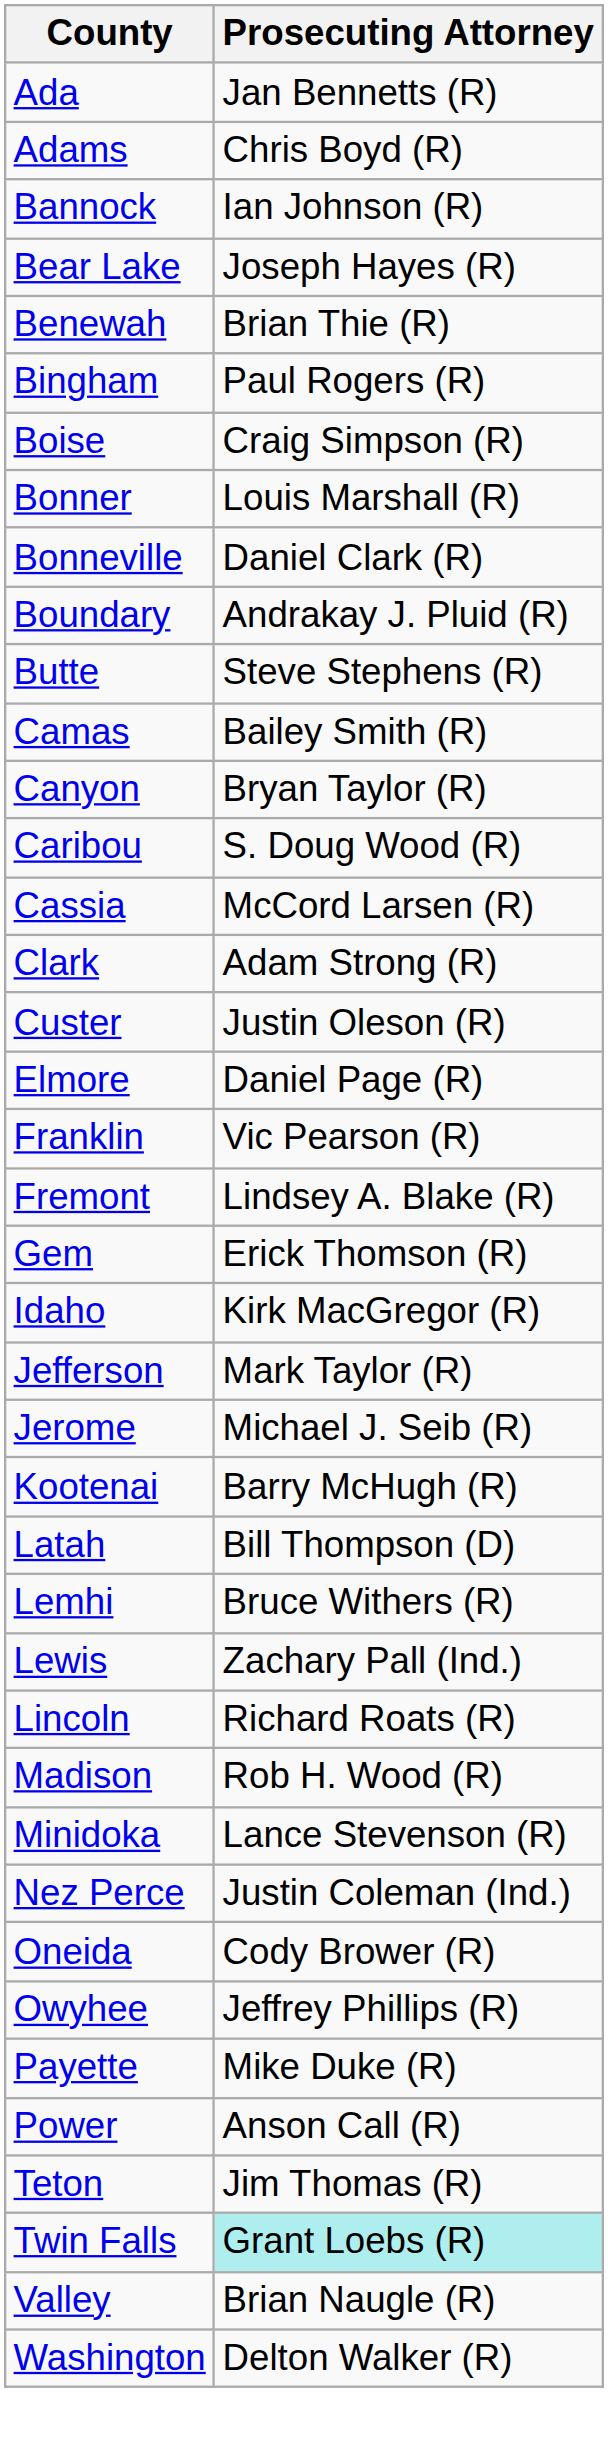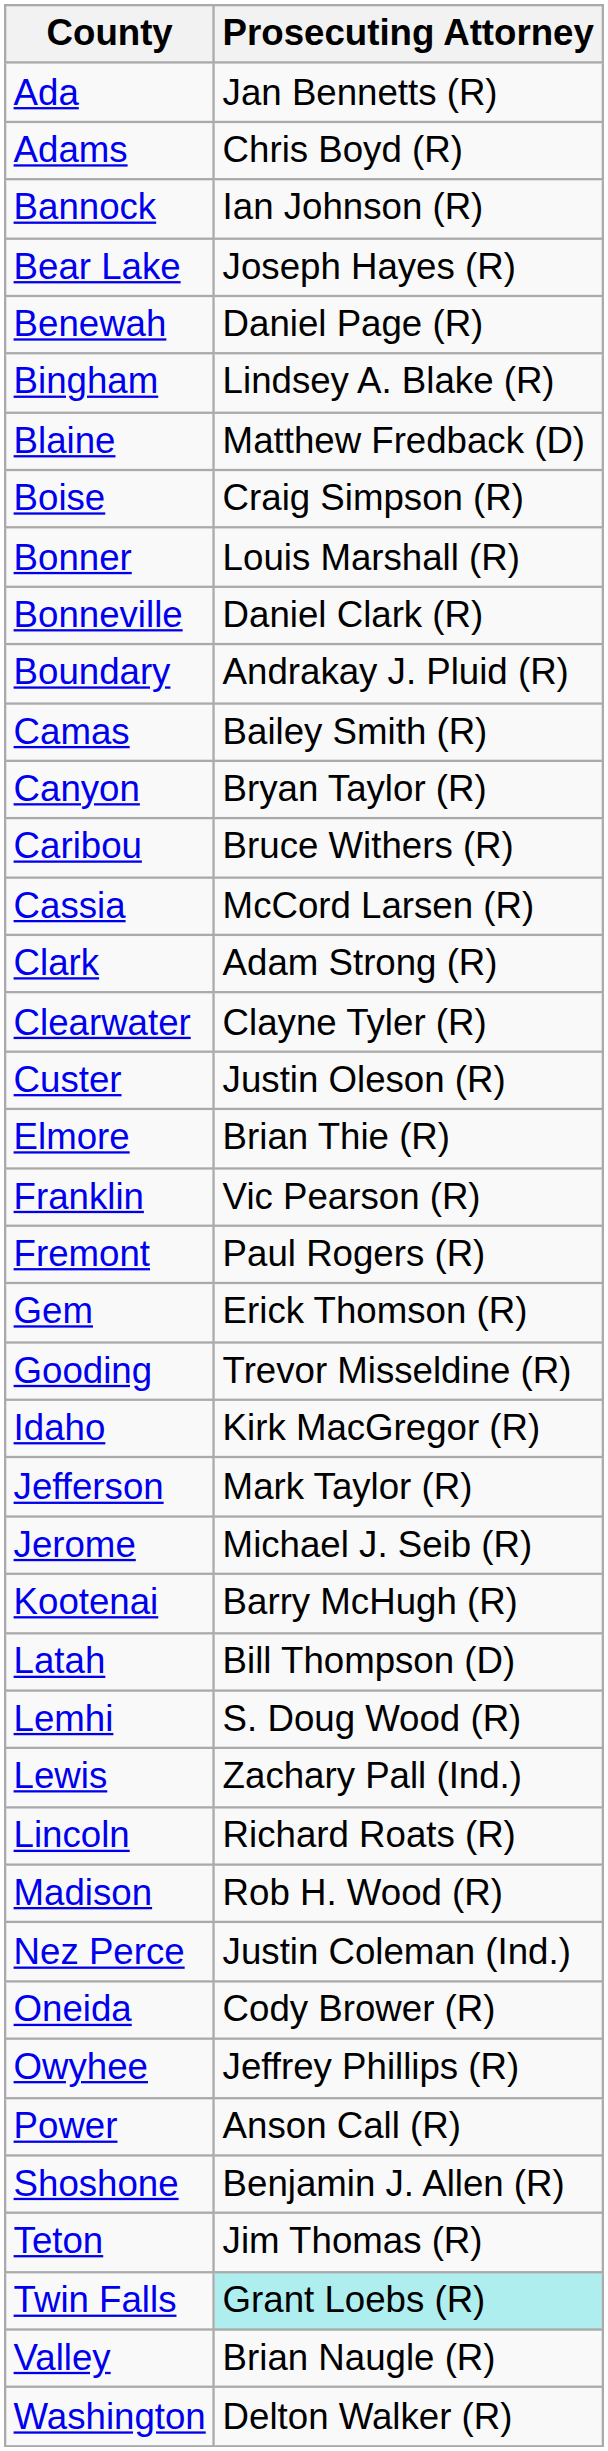(336, 324) Brian Thie (R) -> (353, 324) Daniel Page (R)
(354, 382) Paul Rogers (R) -> (389, 382) Lindsey A. Blake (R)
+ row: (65, 440)
- row: (56, 672)
(372, 847) S. Doug Wood (R) -> (368, 847) Bruce Withers (R)
+ row: (102, 1021)
(353, 1079) Daniel Page (R) -> (336, 1137) Brian Thie (R)
(389, 1195) Lindsey A. Blake (R) -> (354, 1253) Paul Rogers (R)
+ row: (83, 1370)
(368, 1602) Bruce Withers (R) -> (372, 1718) S. Doug Wood (R)
- row: (87, 1834)
- row: (76, 2067)
+ row: (96, 2183)
